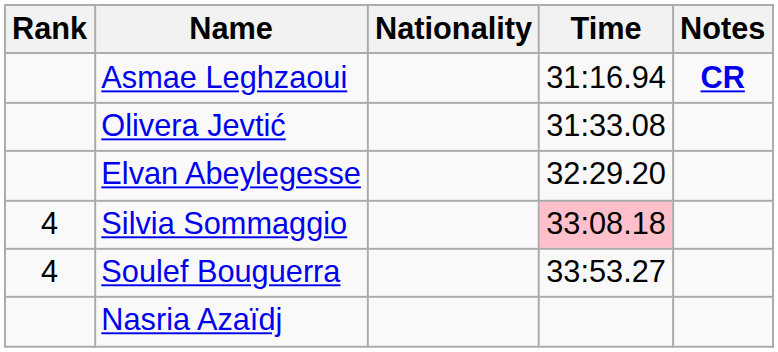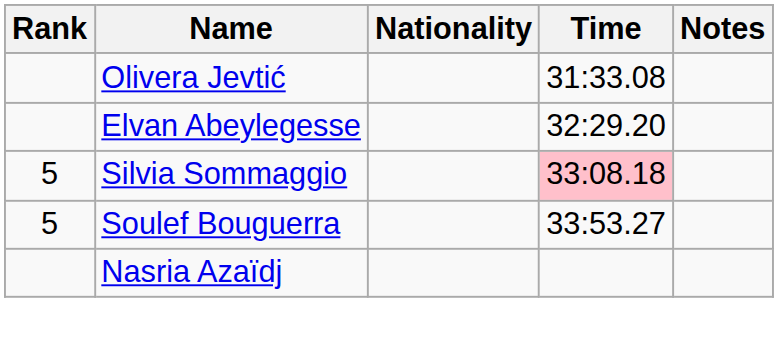- row: (224, 77)
(50, 223) 4 -> (50, 175) 5
(50, 272) 4 -> (50, 223) 5
